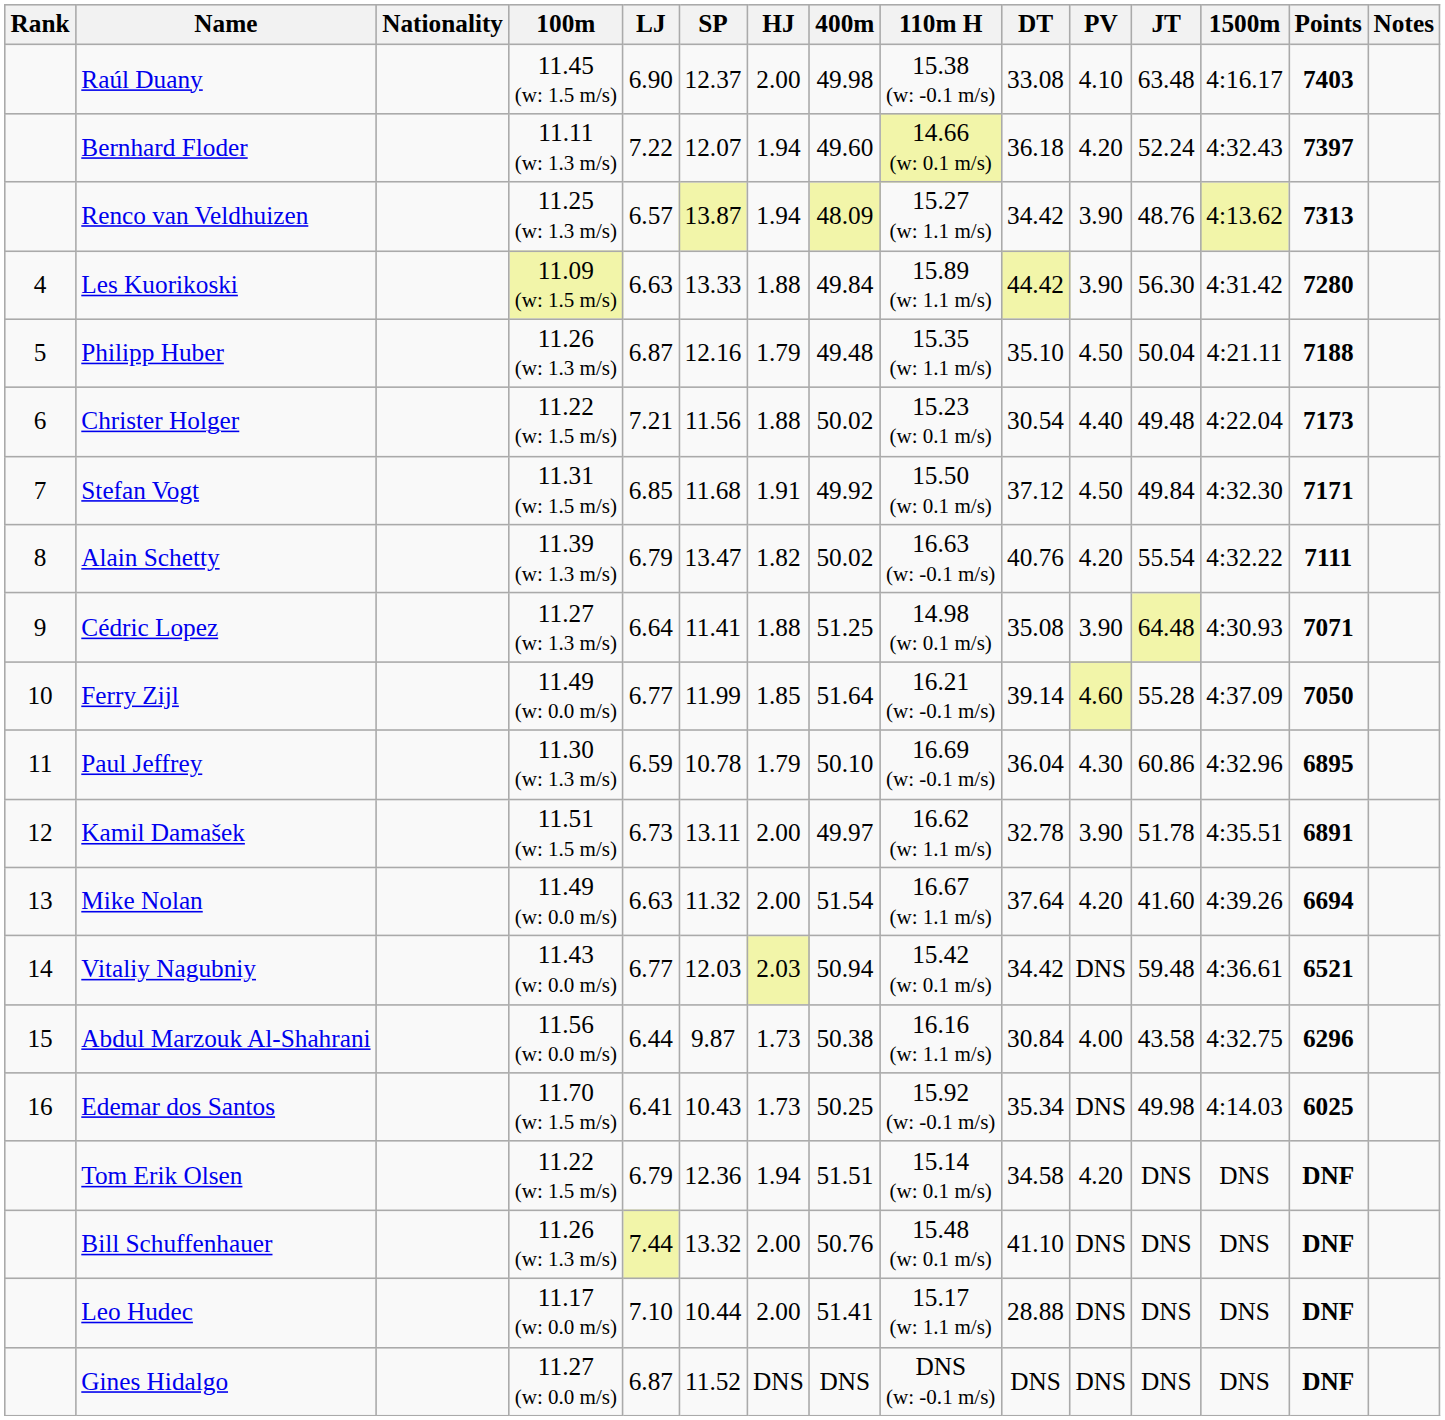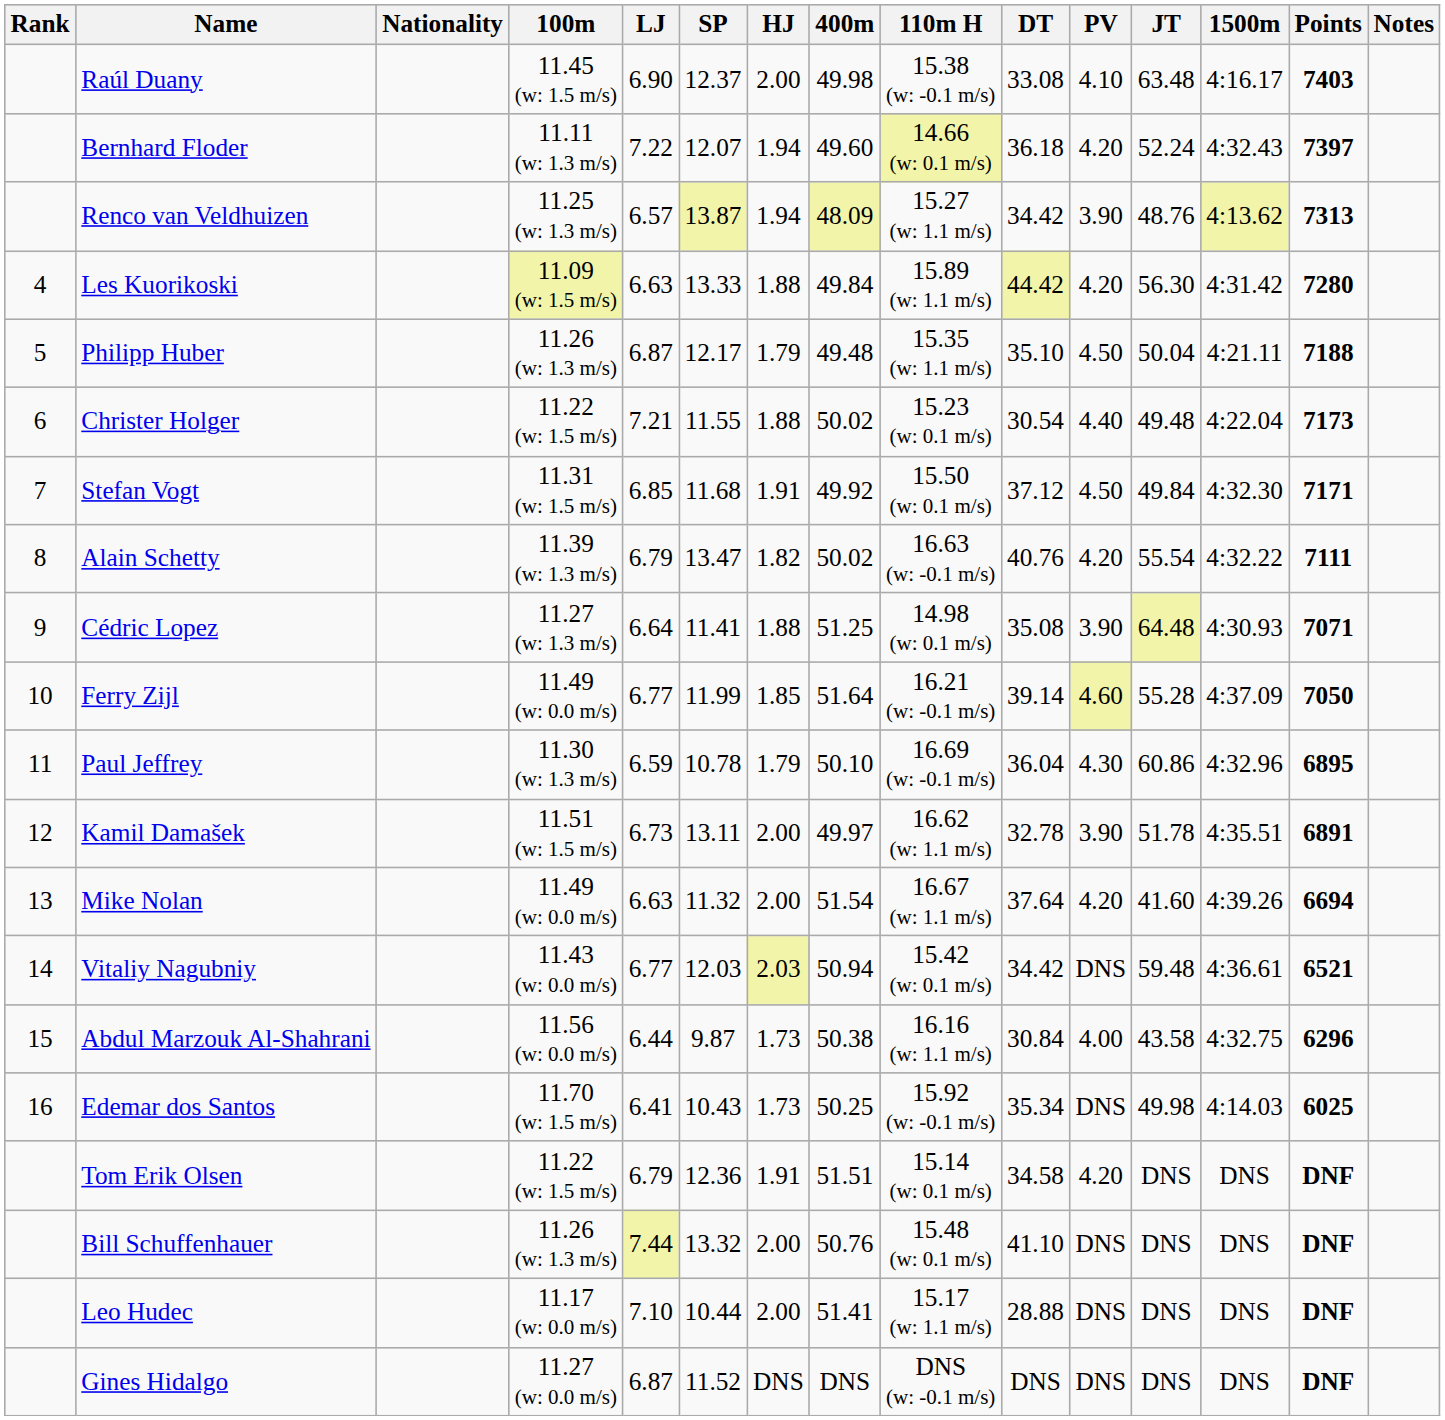(1101, 284) 3.90 -> (1101, 284) 4.20
(713, 352) 12.16 -> (713, 352) 12.17
(713, 421) 11.56 -> (713, 421) 11.55
(778, 1175) 1.94 -> (778, 1175) 1.91
